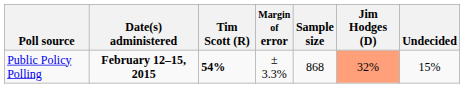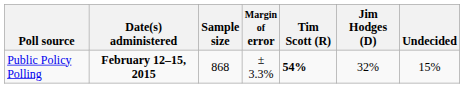columns swapped: (315, 34) <-> (227, 34)
(368, 66) lightsalmon background -> (368, 66) no background
